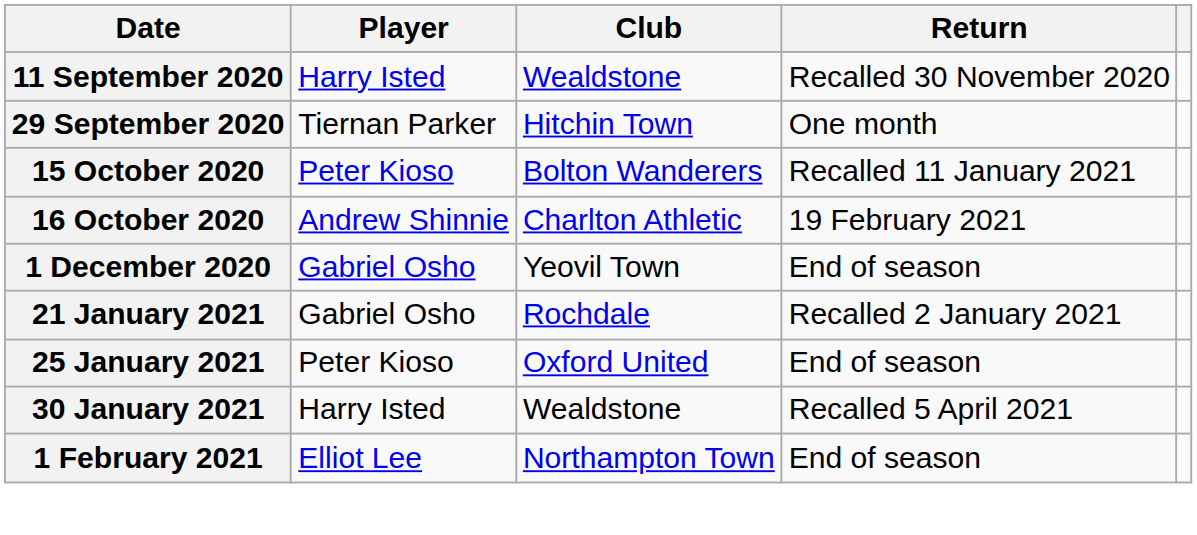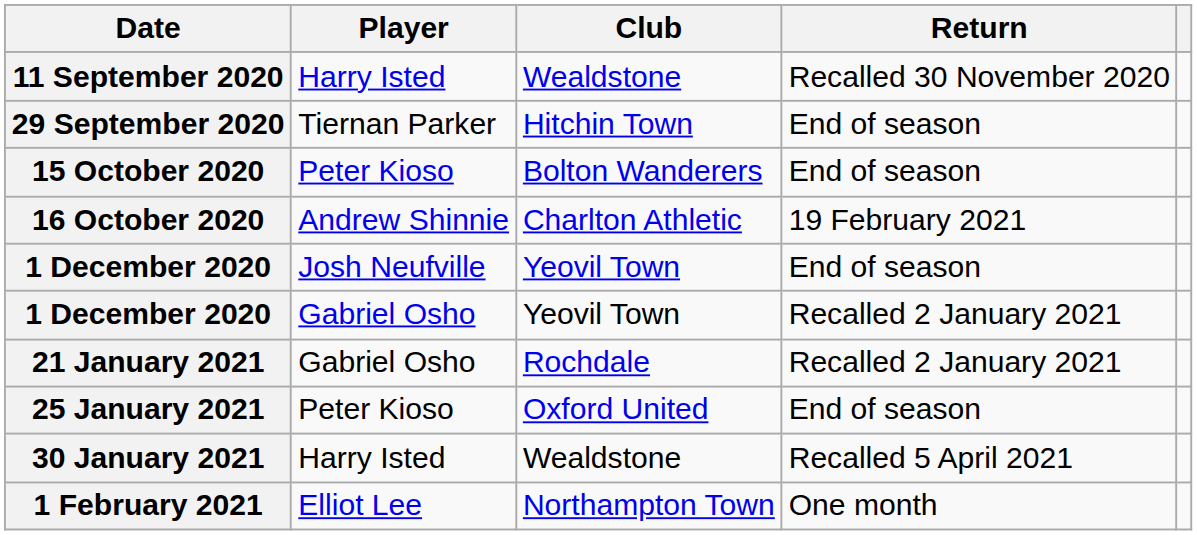(863, 123) One month -> (885, 123) End of season
(962, 171) Recalled 11 January 2021 -> (885, 171) End of season
+ row: (148, 266)
(885, 266) End of season -> (955, 314) Recalled 2 January 2021
(885, 457) End of season -> (863, 505) One month
